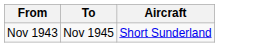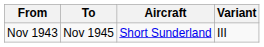+ column: (237, 13)
